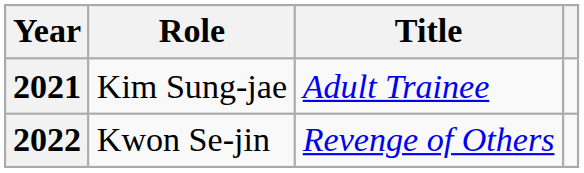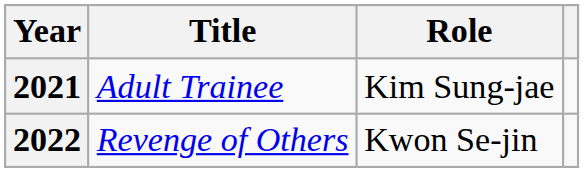columns swapped: (429, 31) <-> (192, 31)
